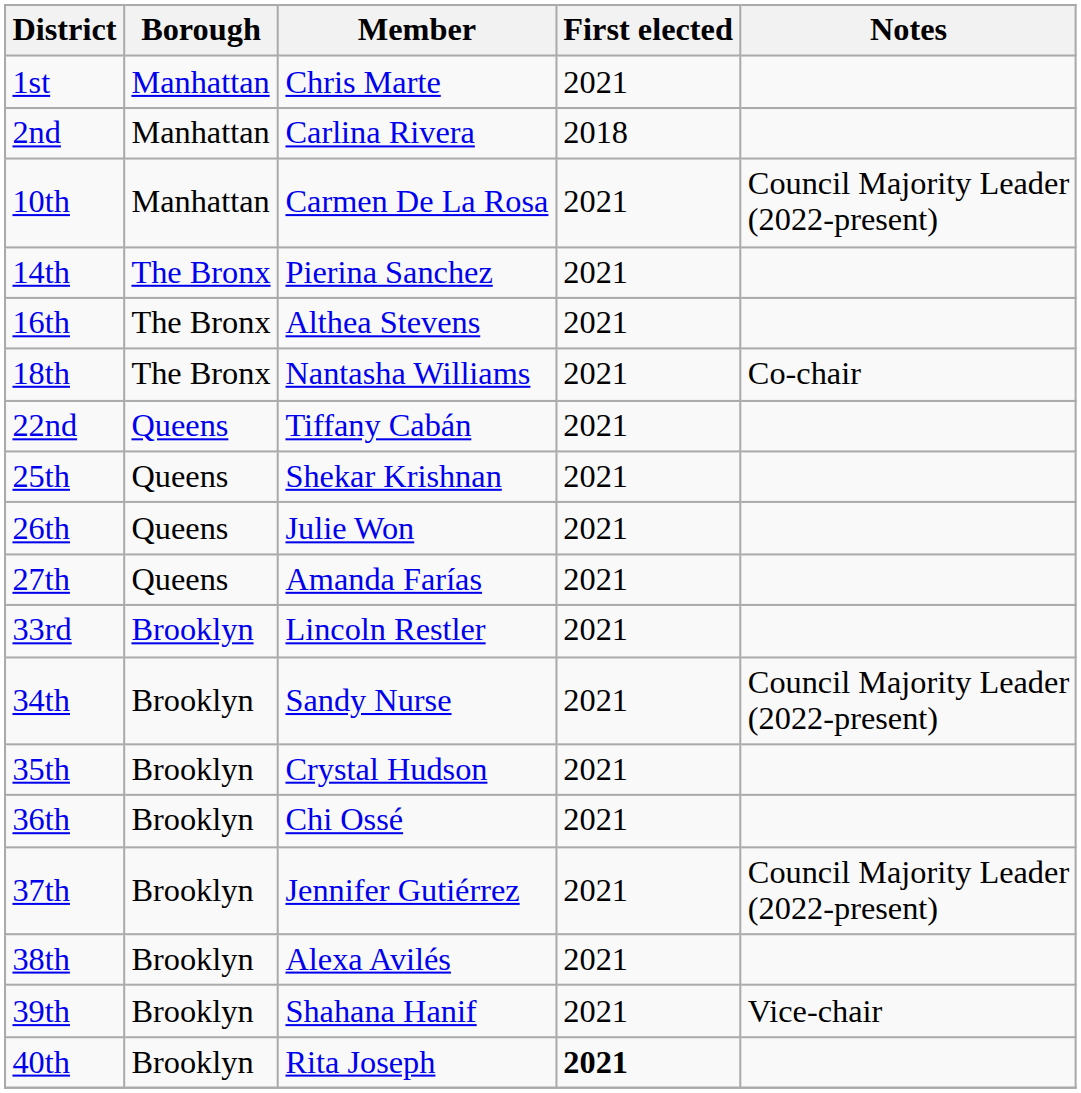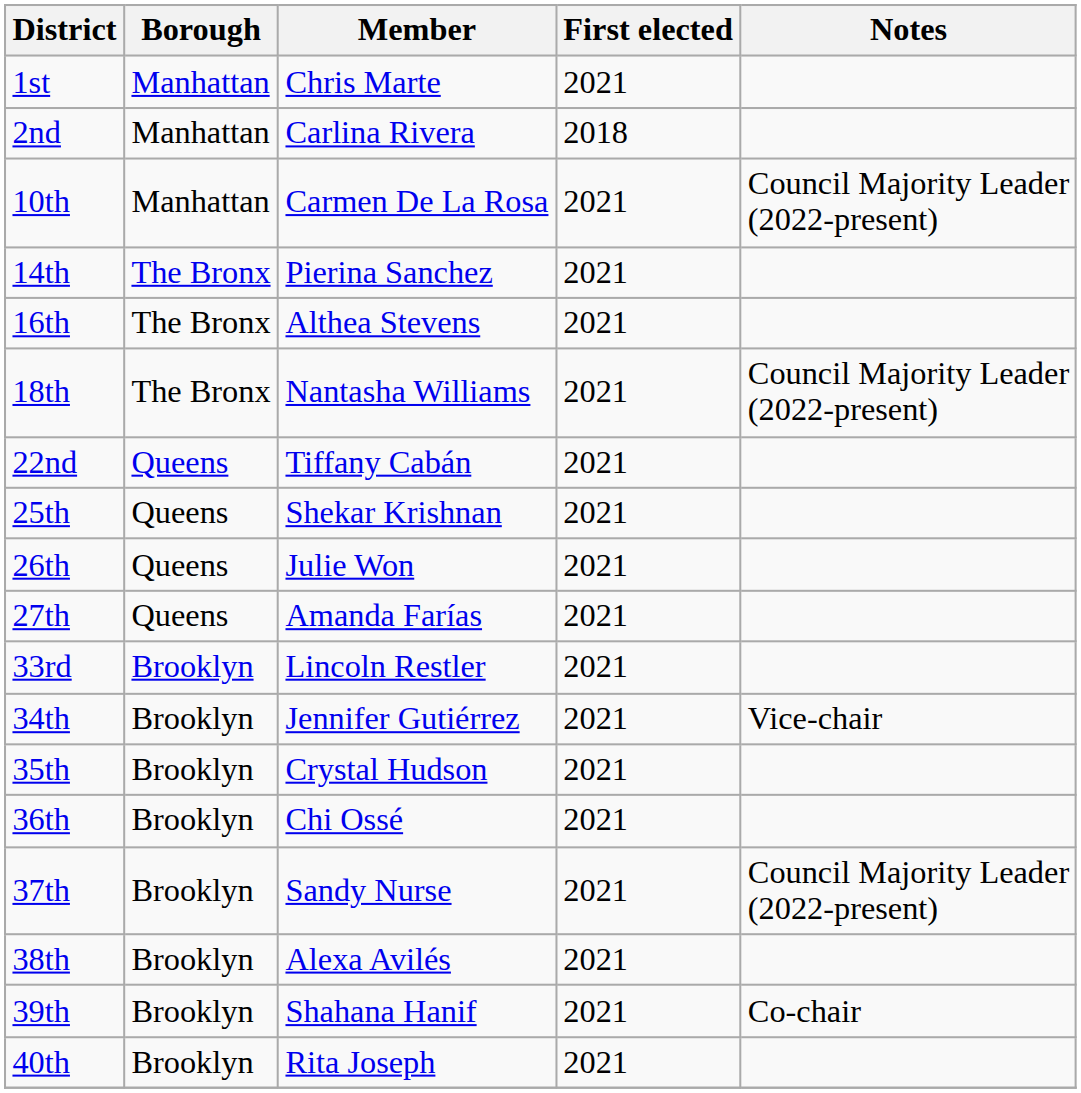(804, 374) Co-chair -> (908, 392) Council Majority Leader (2022-present)
(369, 699) Sandy Nurse -> (403, 717) Jennifer Gutiérrez
(908, 699) Council Majority Leader (2022-present) -> (815, 717) Vice-chair
(403, 889) Jennifer Gutiérrez -> (369, 889) Sandy Nurse
(815, 1010) Vice-chair -> (804, 1010) Co-chair
(596, 1061) bold -> (596, 1061) normal
